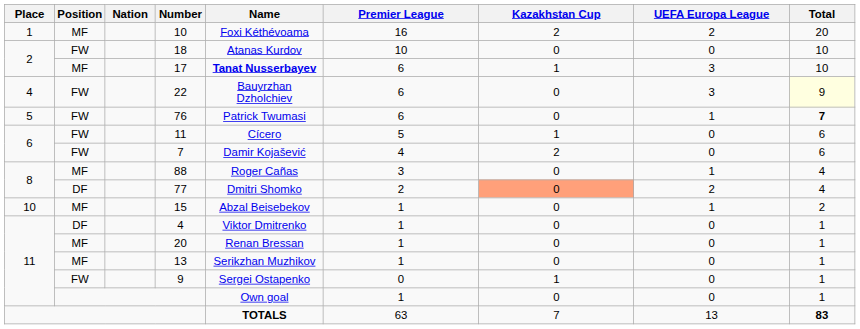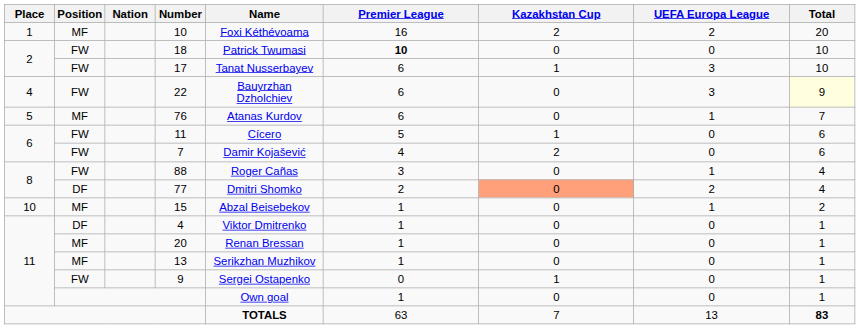(264, 50) Atanas Kurdov -> (264, 50) Patrick Twumasi
(401, 50) normal -> (401, 50) bold
(80, 68) MF -> (80, 68) FW
(264, 68) bold -> (264, 68) normal
(80, 117) FW -> (80, 117) MF
(264, 117) Patrick Twumasi -> (264, 117) Atanas Kurdov
(822, 117) bold -> (822, 117) normal
(80, 171) MF -> (80, 171) FW
